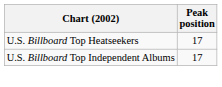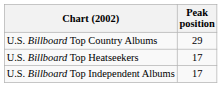+ row: (82, 40)
